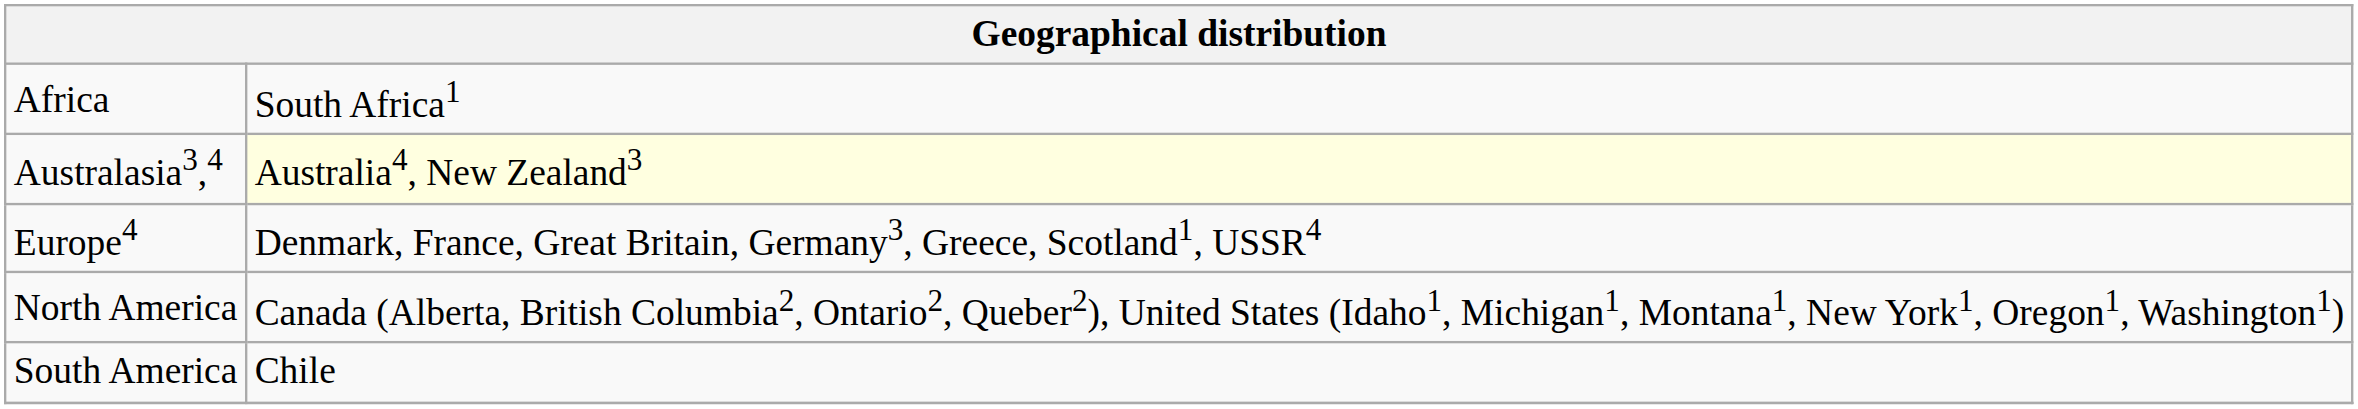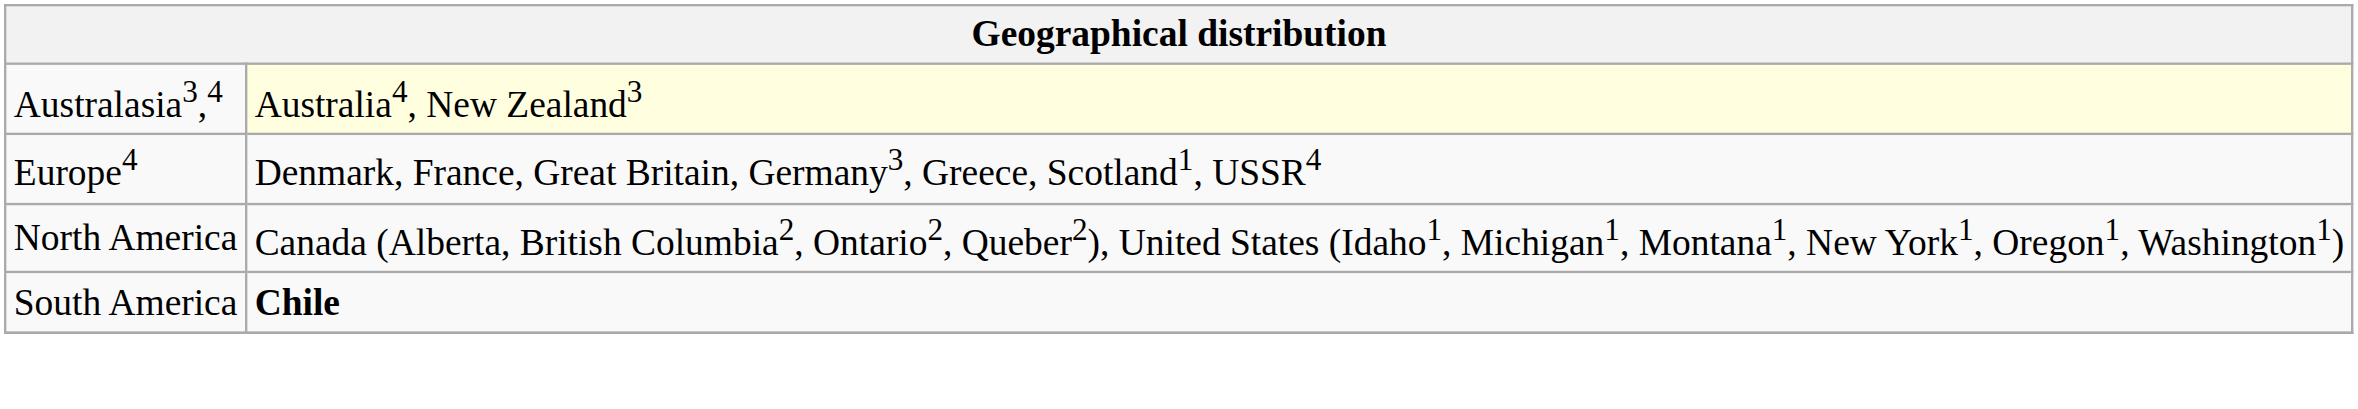- row: (62, 98)
(295, 371) normal -> (297, 302) bold
